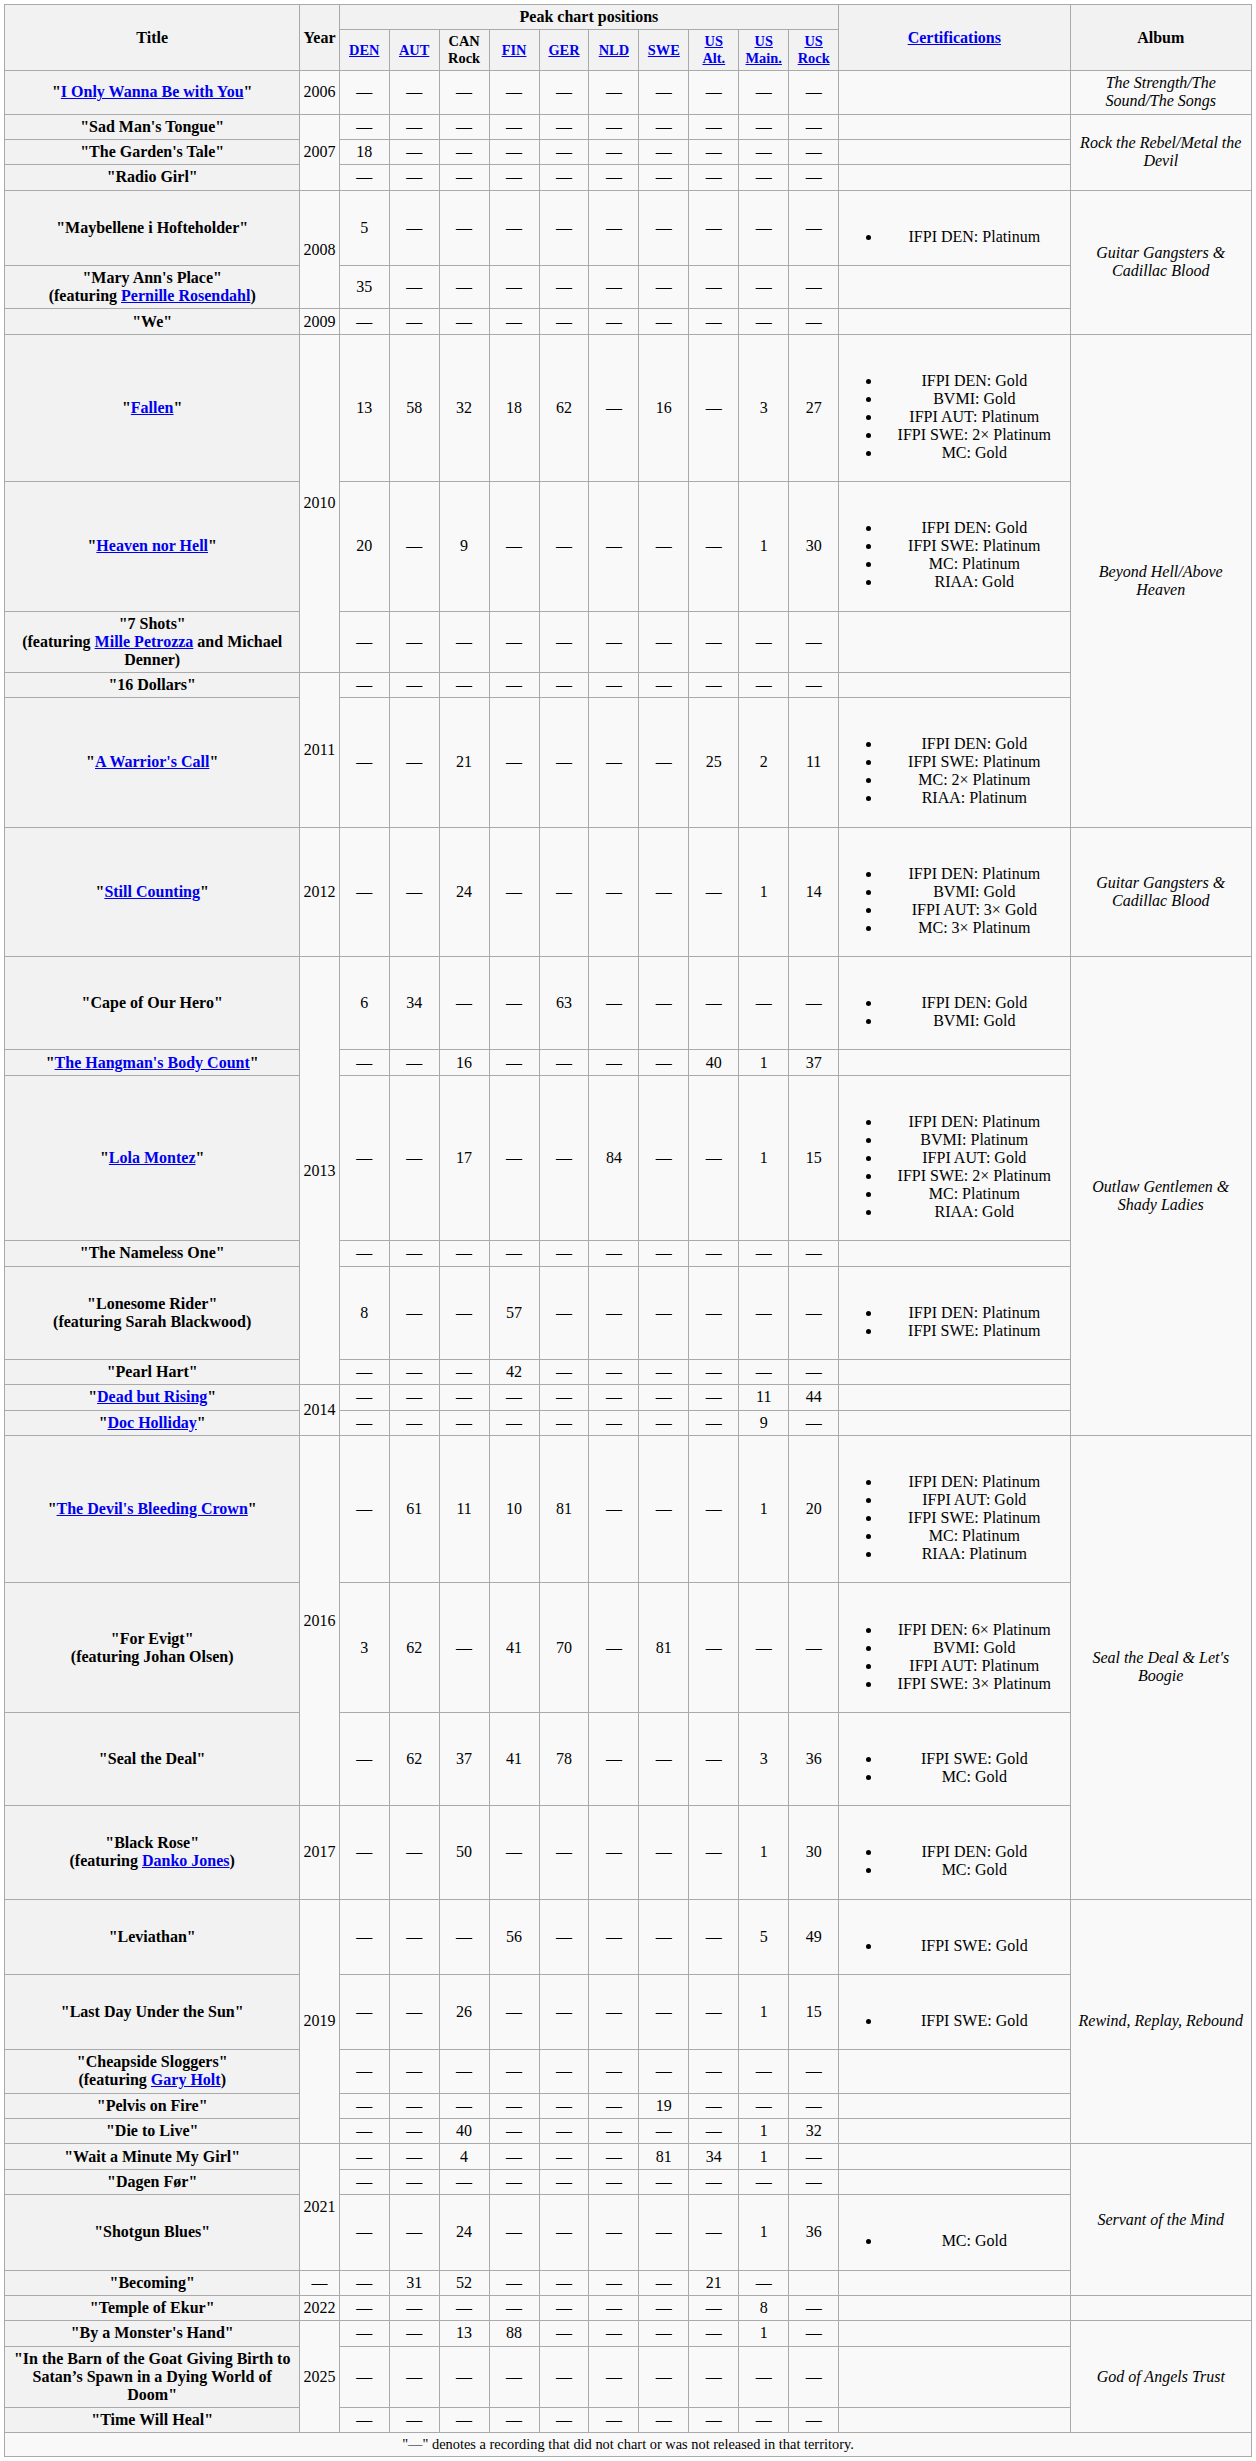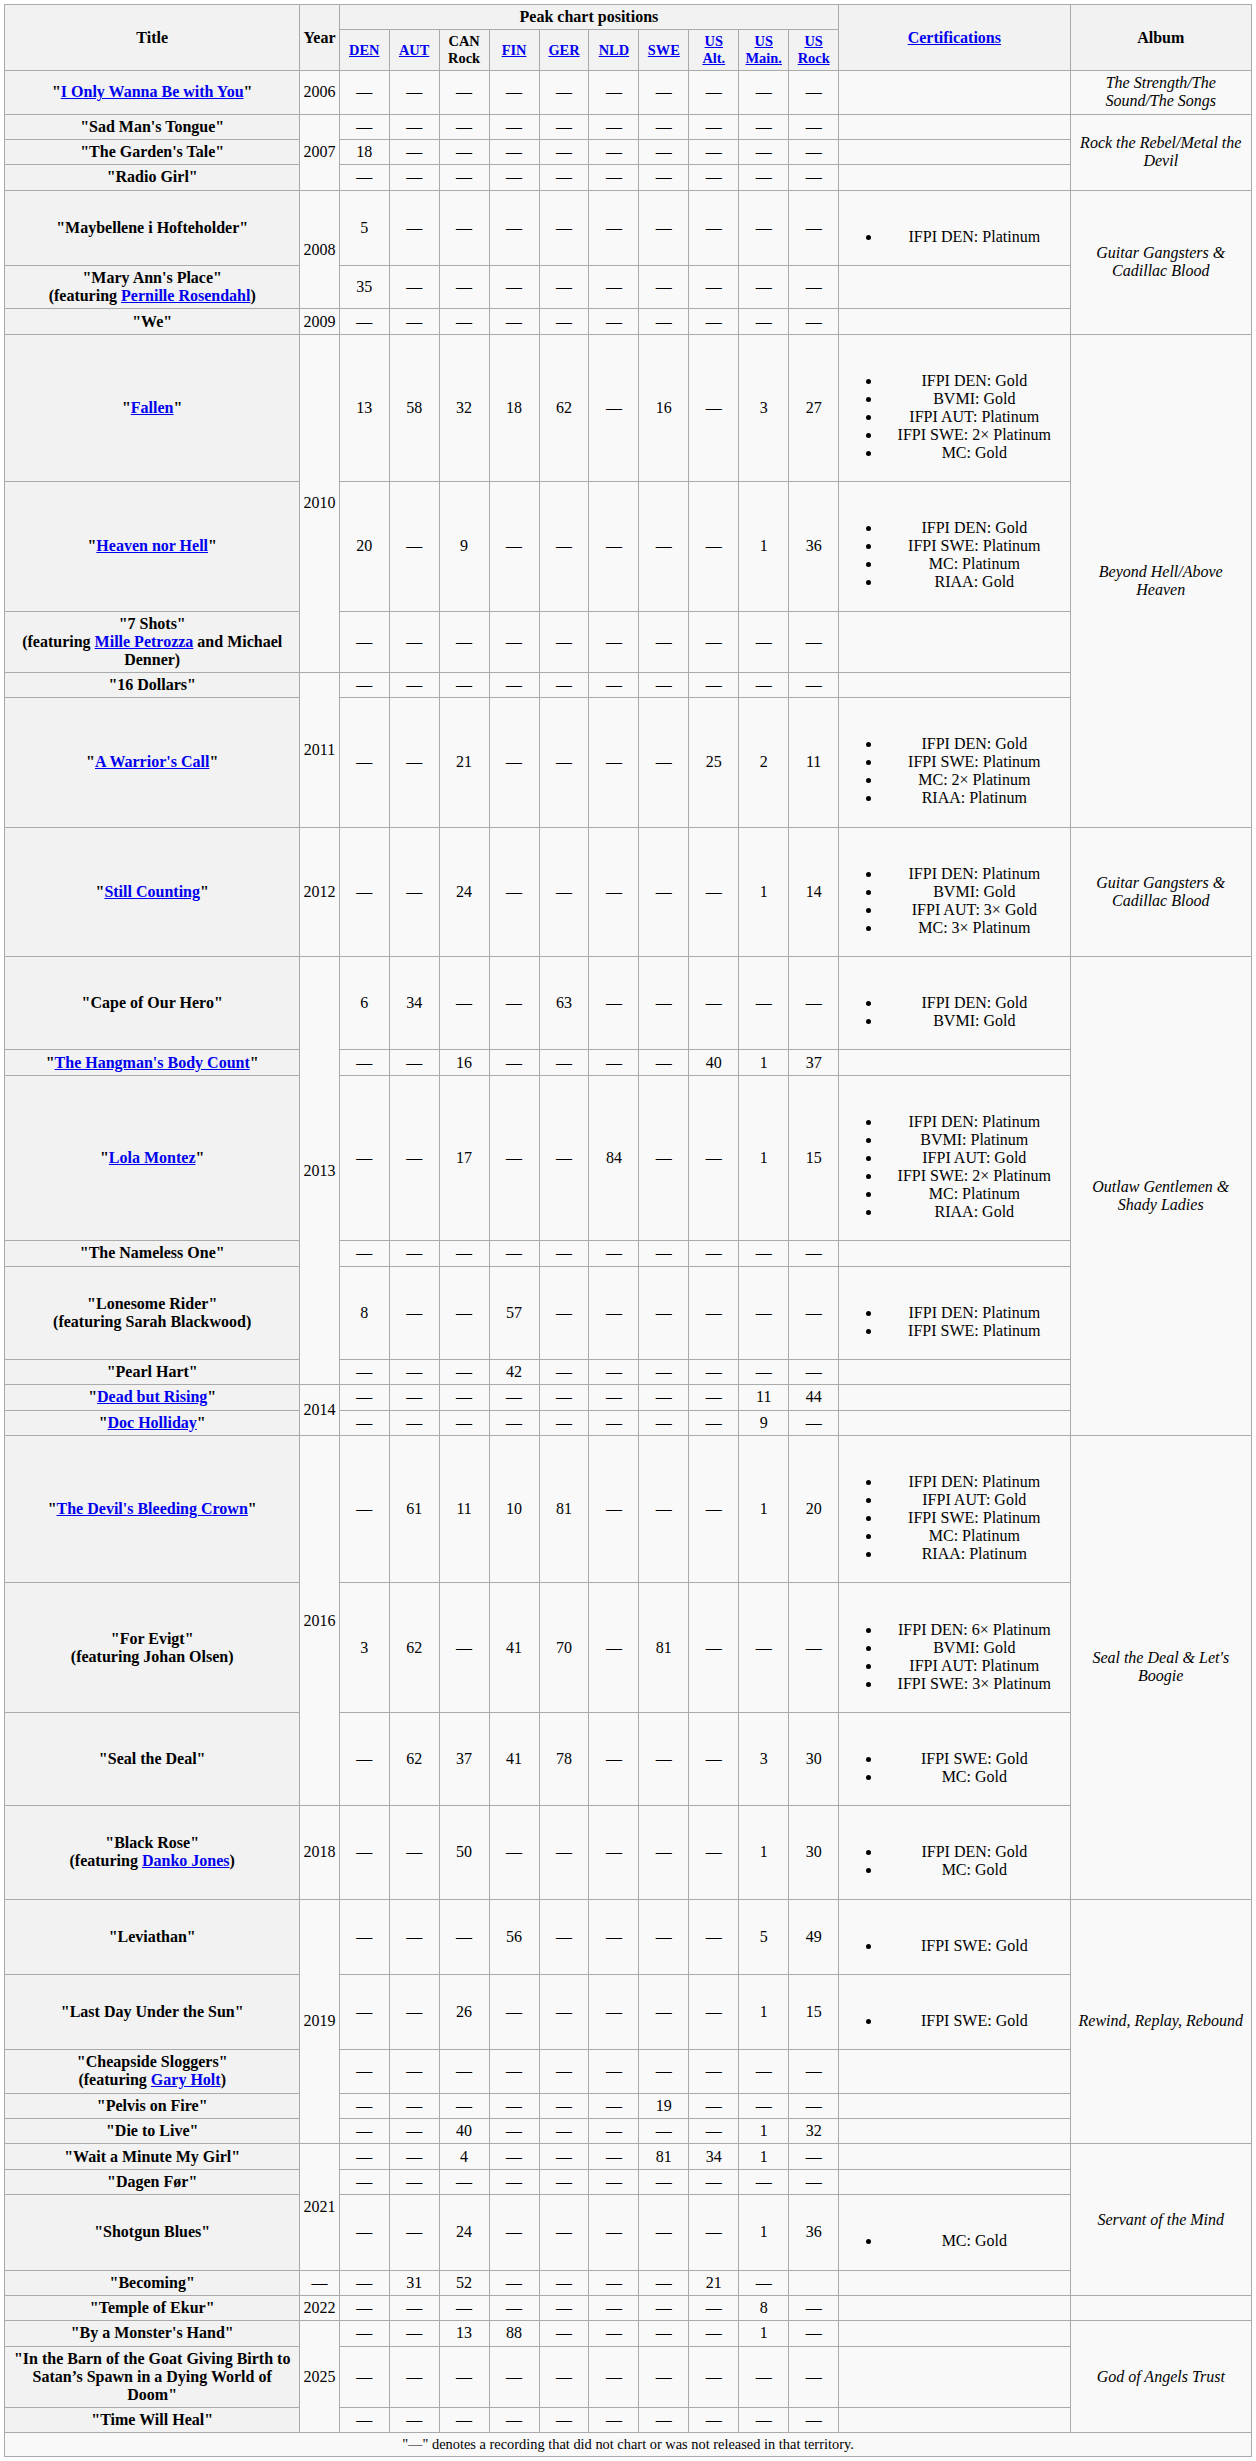(814, 546) 30 -> (814, 546) 36
(814, 1758) 36 -> (814, 1758) 30
(320, 1852) 2017 -> (320, 1852) 2018
